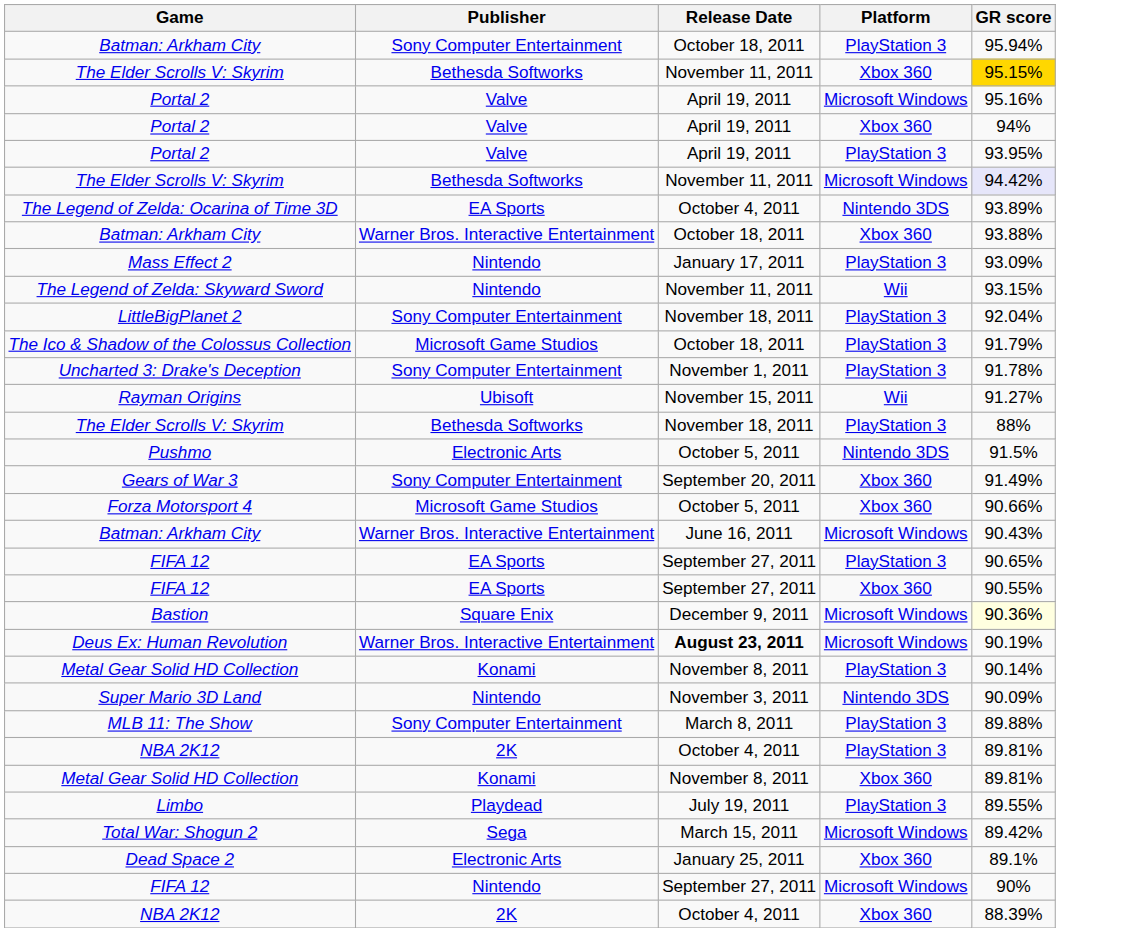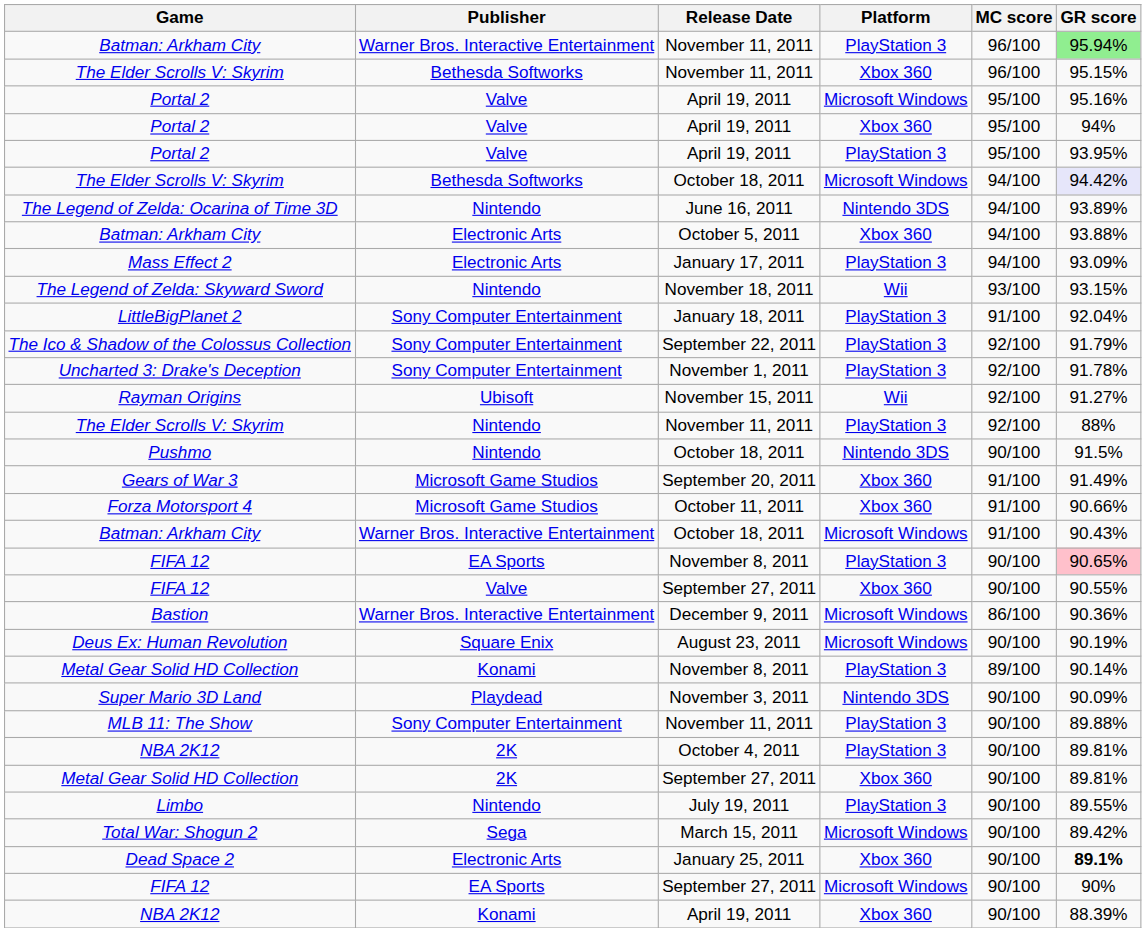+ column: (1014, 18)
(507, 45) Sony Computer Entertainment -> (507, 45) Warner Bros. Interactive Entertainment
(739, 45) October 18, 2011 -> (739, 45) November 11, 2011
(1014, 45) no background -> (1098, 45) lightgreen background
(1014, 72) gold background -> (1098, 72) no background
(739, 180) November 11, 2011 -> (739, 180) October 18, 2011
(507, 208) EA Sports -> (507, 208) Nintendo
(739, 208) October 4, 2011 -> (739, 208) June 16, 2011
(507, 235) Warner Bros. Interactive Entertainment -> (507, 235) Electronic Arts
(739, 235) October 18, 2011 -> (739, 235) October 5, 2011
(507, 262) Nintendo -> (507, 262) Electronic Arts
(739, 289) November 11, 2011 -> (739, 289) November 18, 2011
(739, 316) November 18, 2011 -> (739, 316) January 18, 2011
(507, 343) Microsoft Game Studios -> (507, 343) Sony Computer Entertainment
(739, 343) October 18, 2011 -> (739, 343) September 22, 2011
(507, 425) Bethesda Softworks -> (507, 425) Nintendo
(739, 425) November 18, 2011 -> (739, 425) November 11, 2011
(507, 452) Electronic Arts -> (507, 452) Nintendo
(739, 452) October 5, 2011 -> (739, 452) October 18, 2011
(507, 479) Sony Computer Entertainment -> (507, 479) Microsoft Game Studios
(739, 506) October 5, 2011 -> (739, 506) October 11, 2011
(739, 533) June 16, 2011 -> (739, 533) October 18, 2011
(739, 561) September 27, 2011 -> (739, 561) November 8, 2011
(1014, 561) no background -> (1098, 561) pink background
(507, 588) EA Sports -> (507, 588) Valve
(507, 615) Square Enix -> (507, 615) Warner Bros. Interactive Entertainment
(1014, 615) lightyellow background -> (1098, 615) no background
(507, 642) Warner Bros. Interactive Entertainment -> (507, 642) Square Enix
(739, 642) bold -> (739, 642) normal
(507, 696) Nintendo -> (507, 696) Playdead
(739, 724) March 8, 2011 -> (739, 724) November 11, 2011
(507, 778) Konami -> (507, 778) 2K
(739, 778) November 8, 2011 -> (739, 778) September 27, 2011
(507, 805) Playdead -> (507, 805) Nintendo
(1013, 859) normal -> (1098, 859) bold
(507, 886) Nintendo -> (507, 886) EA Sports
(507, 914) 2K -> (507, 914) Konami
(739, 914) October 4, 2011 -> (739, 914) April 19, 2011
